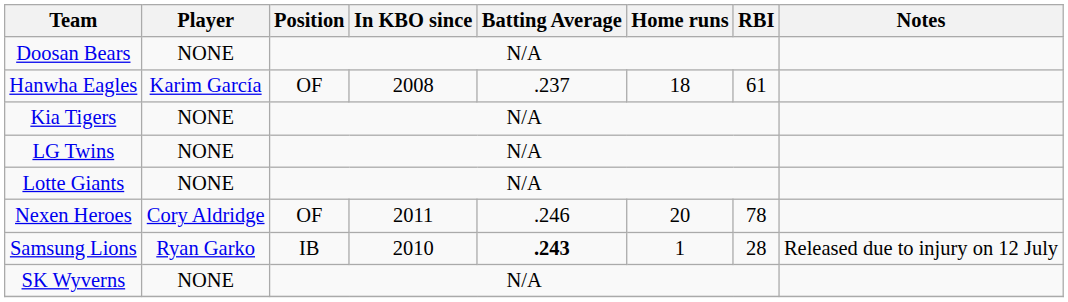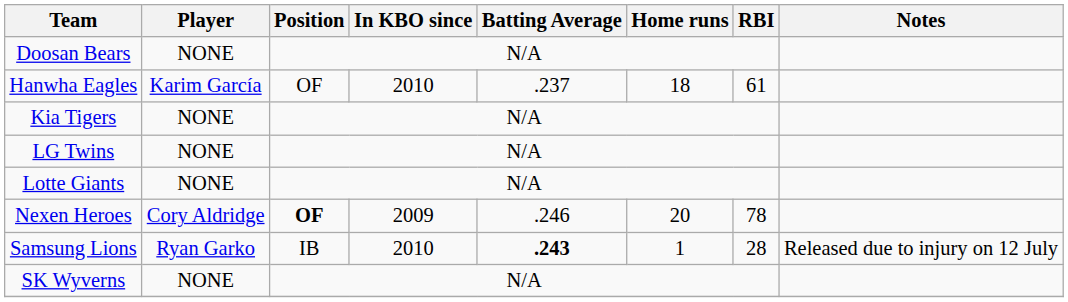(413, 85) 2008 -> (413, 85) 2010
(309, 215) normal -> (309, 215) bold
(413, 215) 2011 -> (413, 215) 2009
